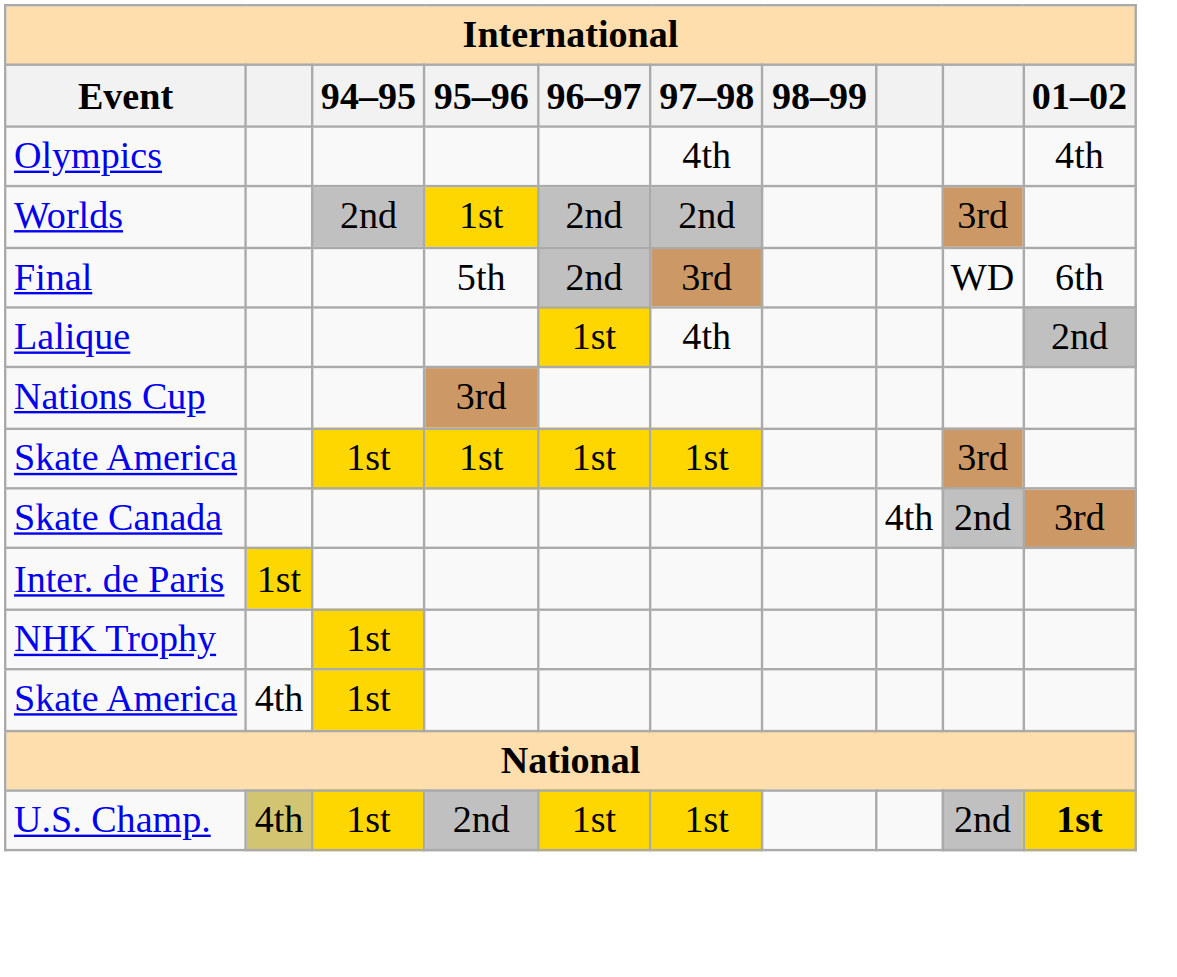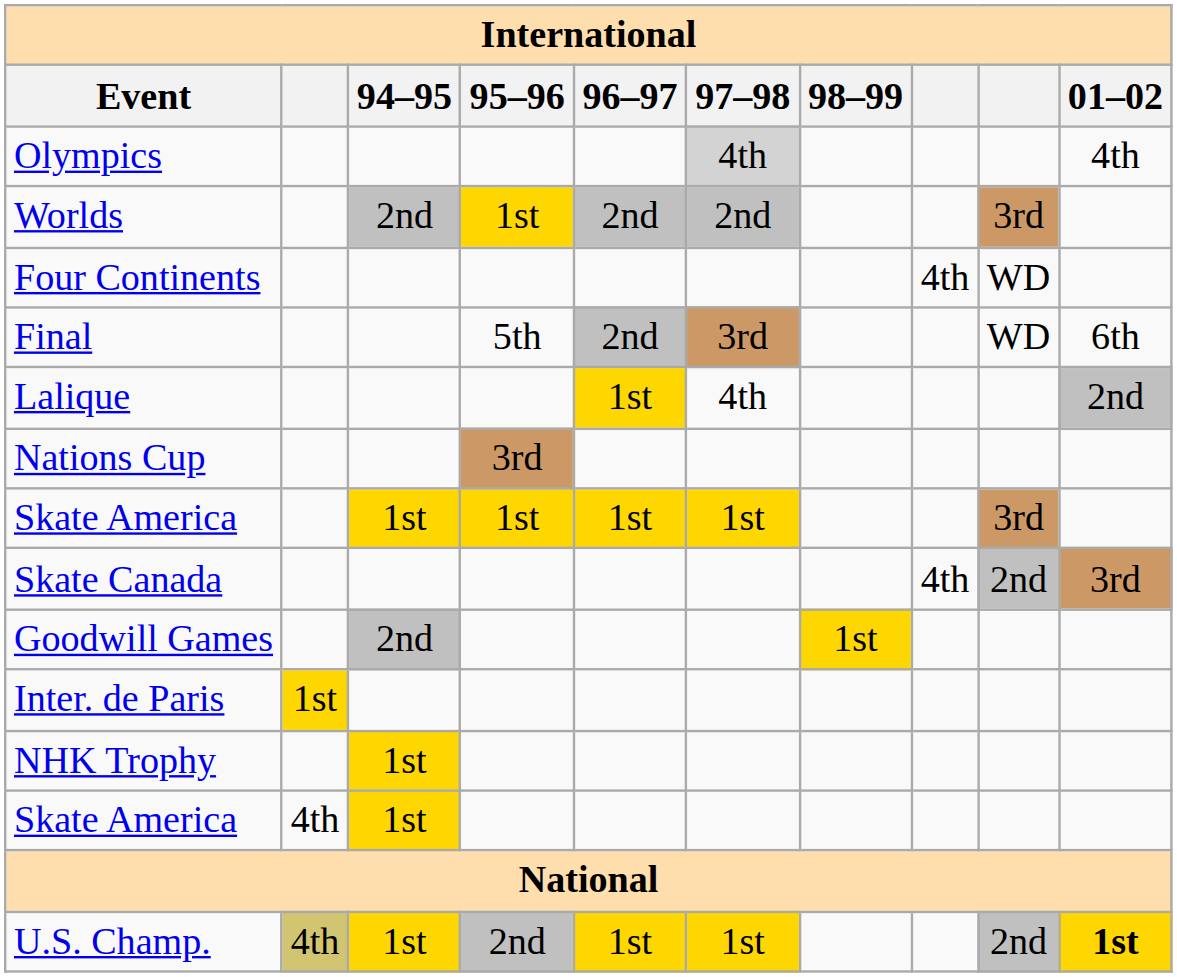(707, 155) no background -> (743, 155) lightgrey background
+ row: (137, 276)
+ row: (144, 638)
